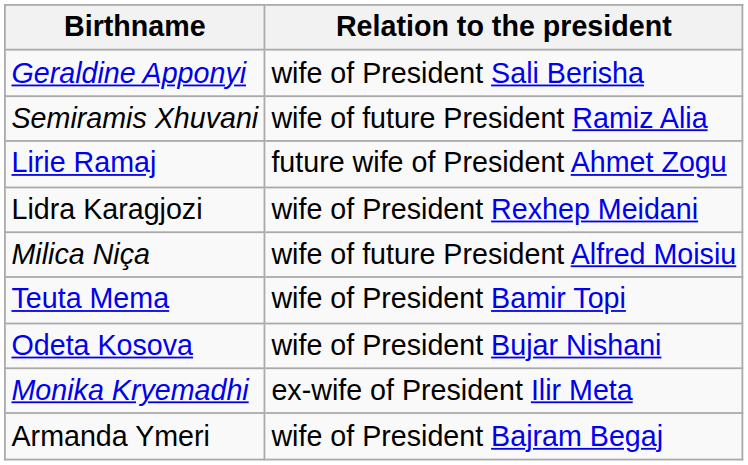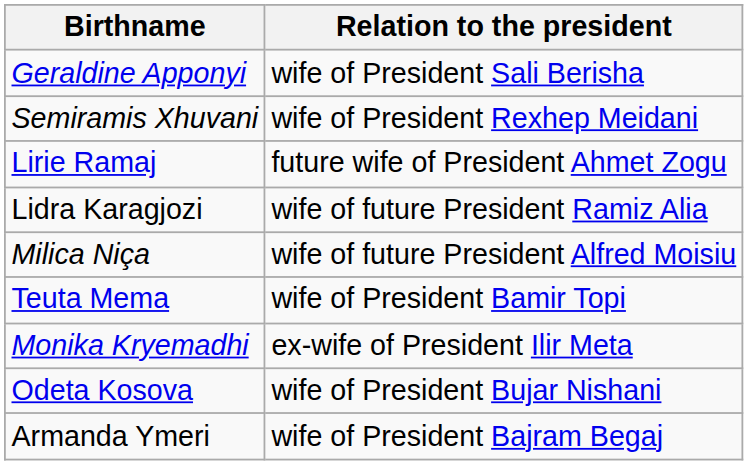(489, 118) wife of future President Ramiz Alia -> (485, 118) wife of President Rexhep Meidani
(485, 208) wife of President Rexhep Meidani -> (489, 208) wife of future President Ramiz Alia
rows swapped: (102, 345) <-> (130, 390)
